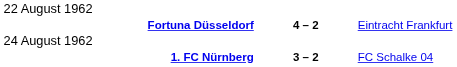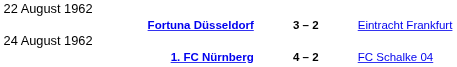(306, 25) 4 – 2 -> (306, 25) 3 – 2
(306, 57) 3 – 2 -> (306, 57) 4 – 2
